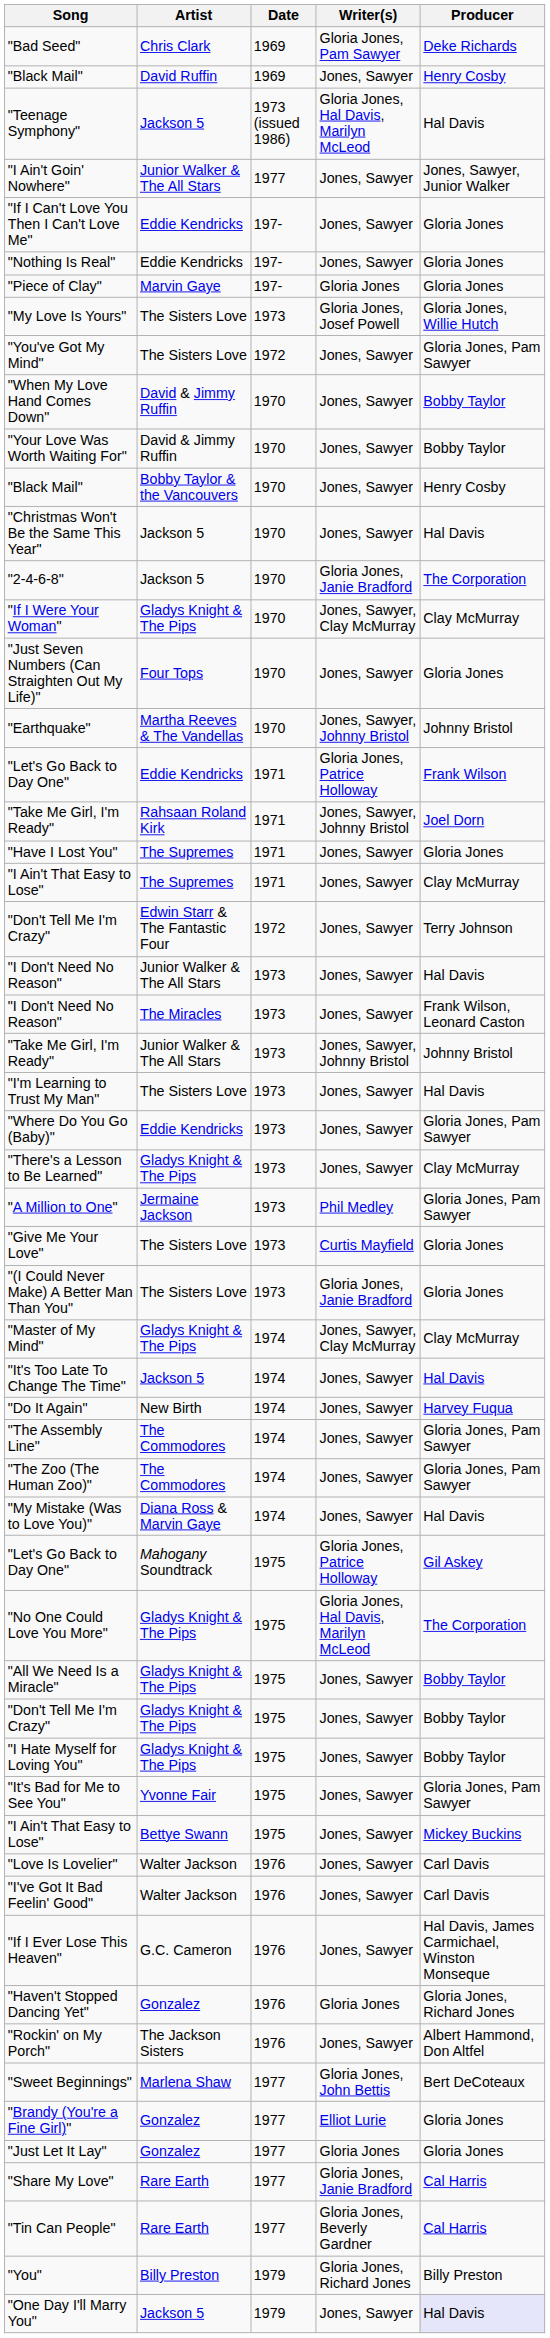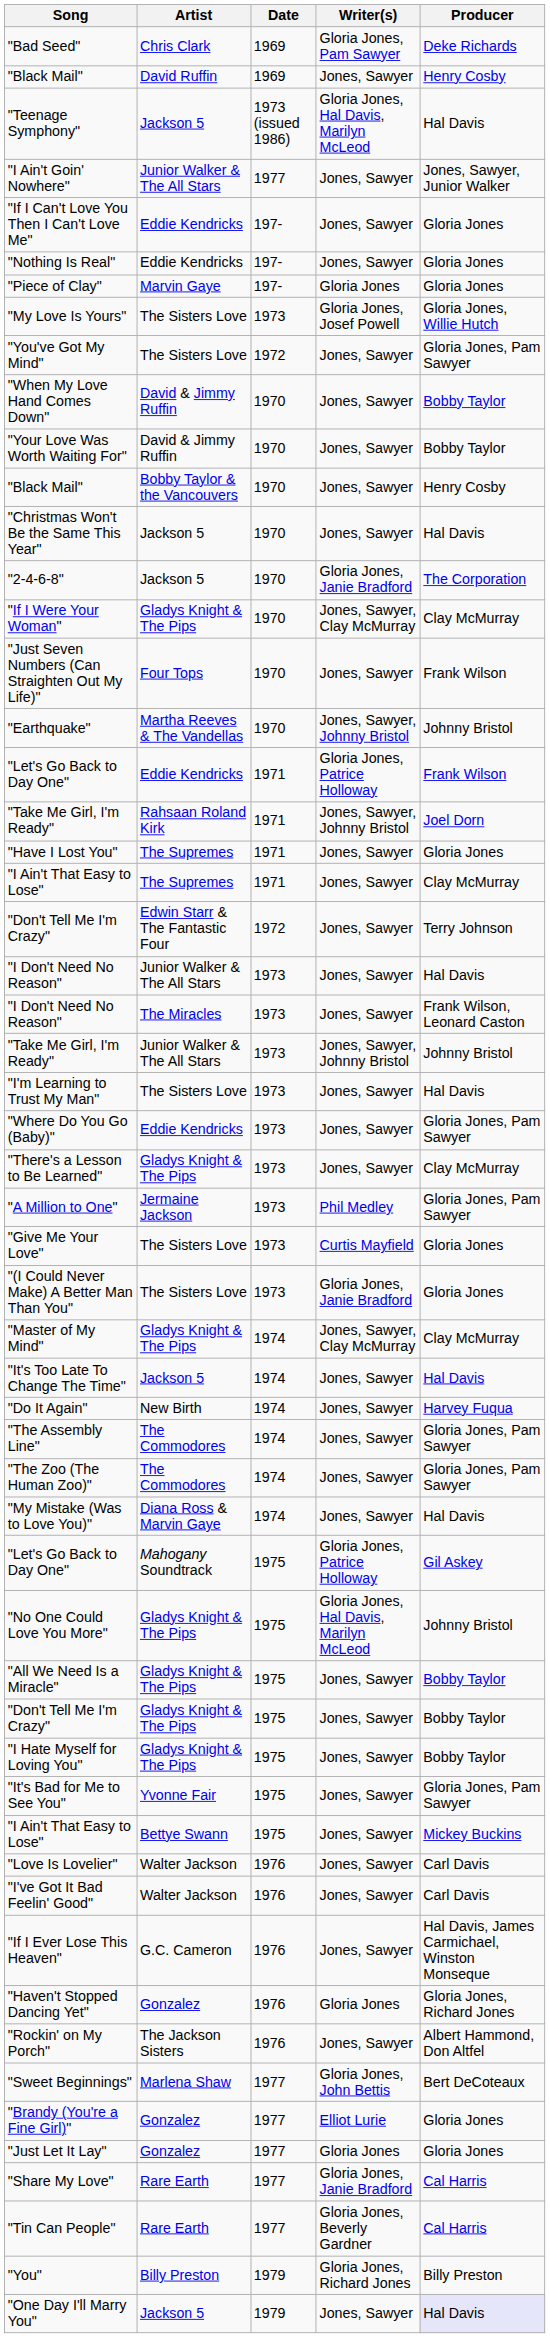(463, 673) Gloria Jones -> (465, 673) Frank Wilson
(475, 1625) The Corporation -> (468, 1625) Johnny Bristol
